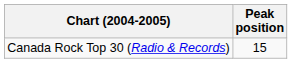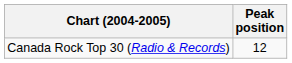(260, 48) 15 -> (260, 48) 12
